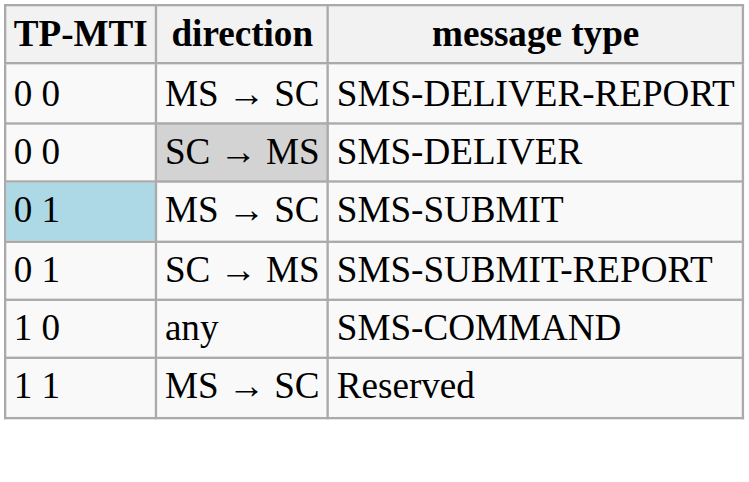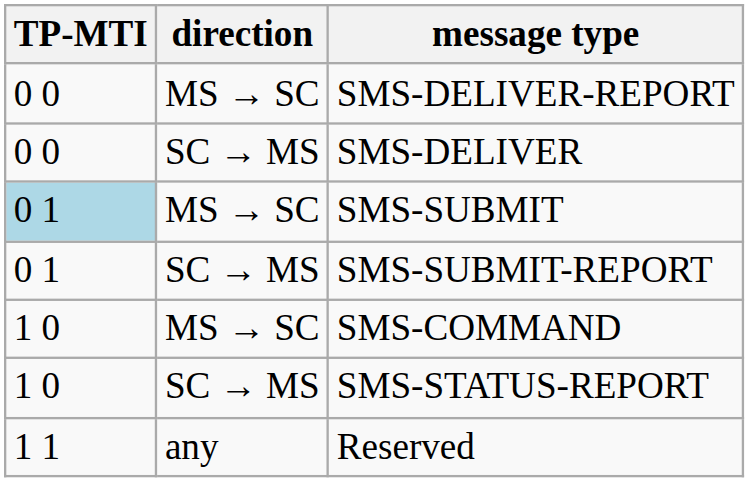(242, 151) lightgrey background -> (242, 151) no background
(192, 328) any -> (242, 328) MS → SC
+ row: (523, 387)
(242, 387) MS → SC -> (192, 446) any
